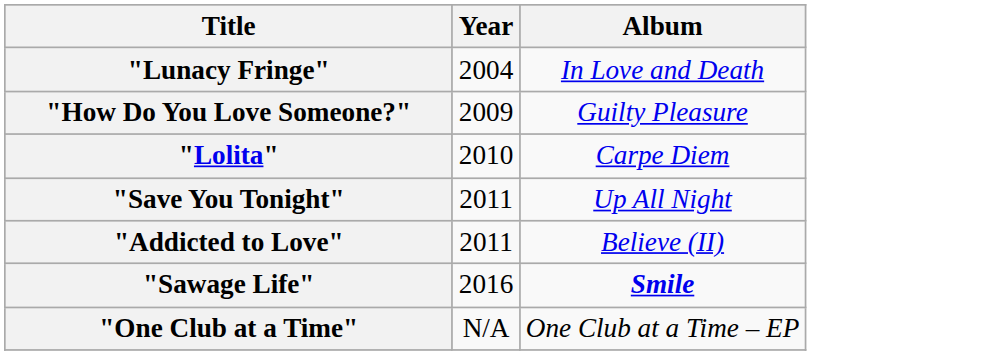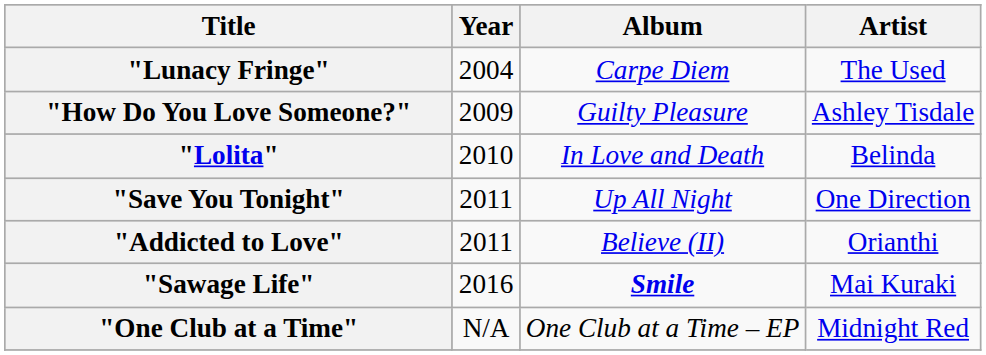+ column: (893, 26)
(663, 69) In Love and Death -> (663, 69) Carpe Diem
(663, 155) Carpe Diem -> (663, 155) In Love and Death
